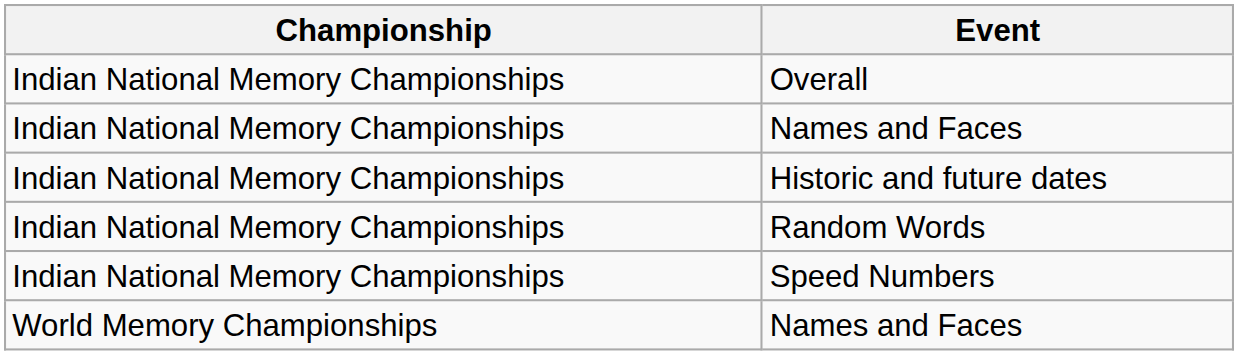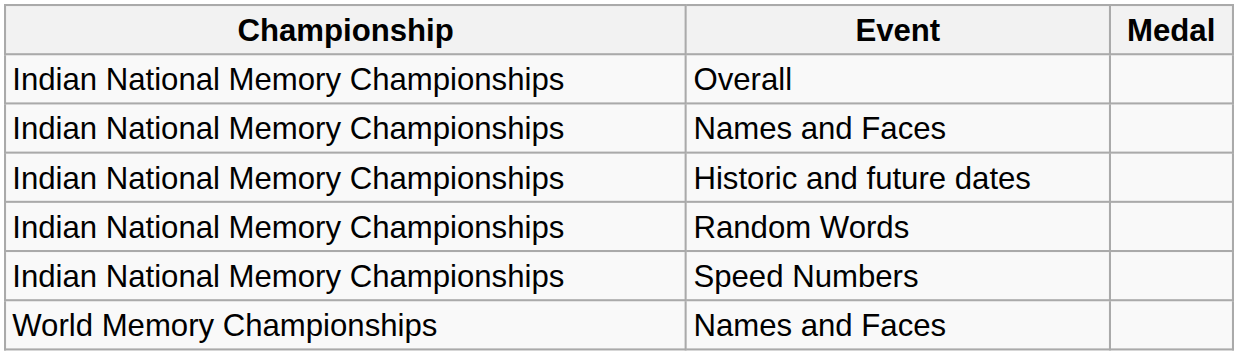+ column: (1171, 30)
